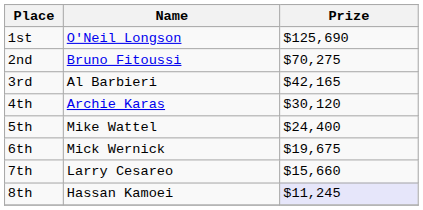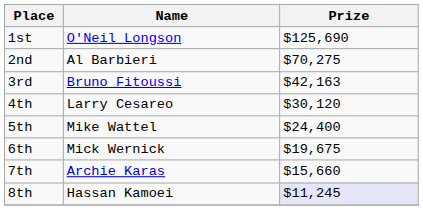(124, 60) Bruno Fitoussi -> (112, 60) Al Barbieri
(112, 82) Al Barbieri -> (124, 82) Bruno Fitoussi
(312, 82) $42,165 -> (312, 82) $42,163
(116, 105) Archie Karas -> (120, 105) Larry Cesareo
(120, 171) Larry Cesareo -> (116, 171) Archie Karas
